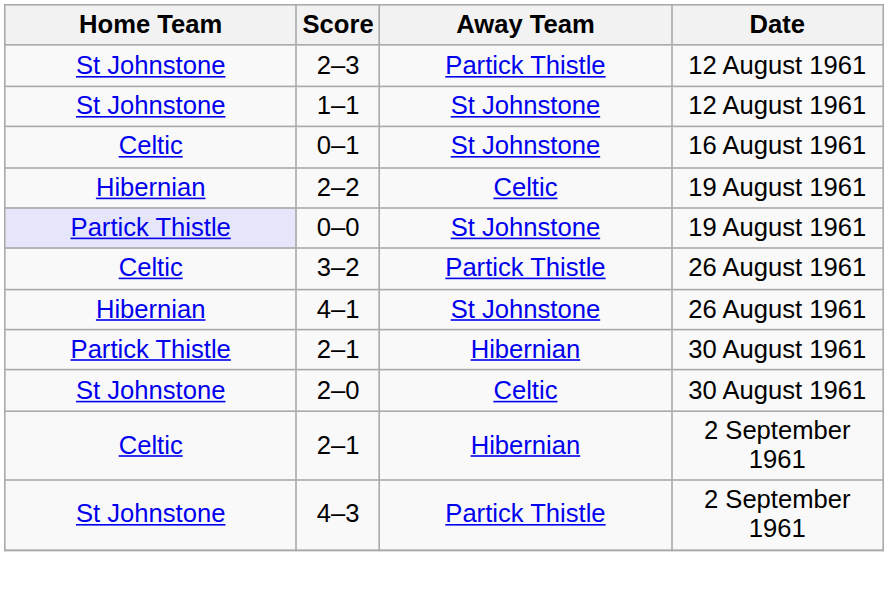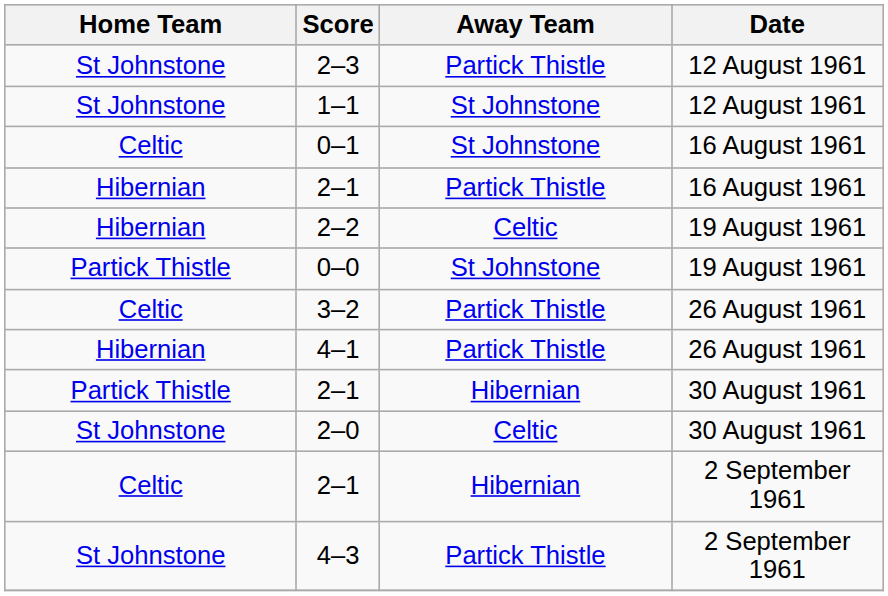+ row: (338, 187)
(151, 227) lavender background -> (151, 268) no background
(525, 308) St Johnstone -> (525, 349) Partick Thistle
